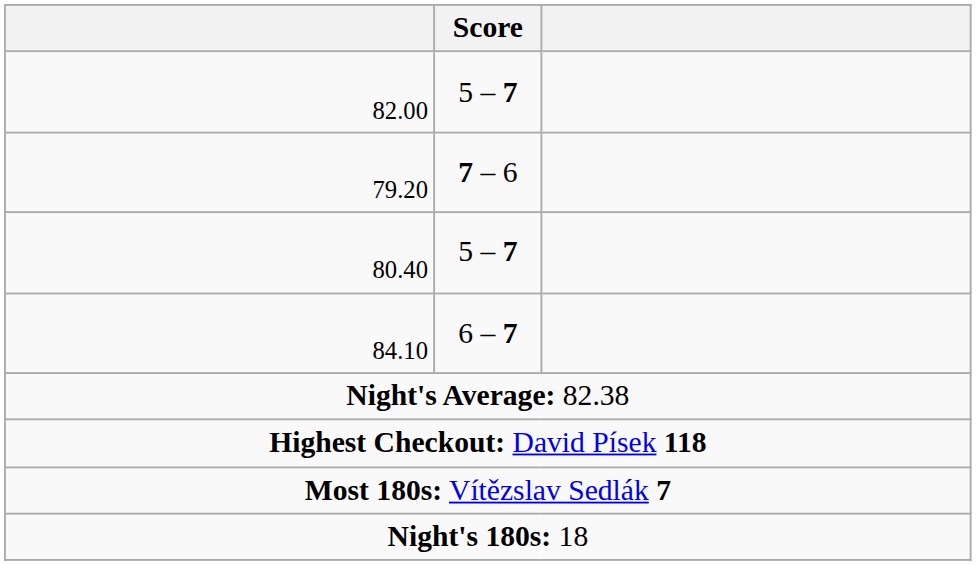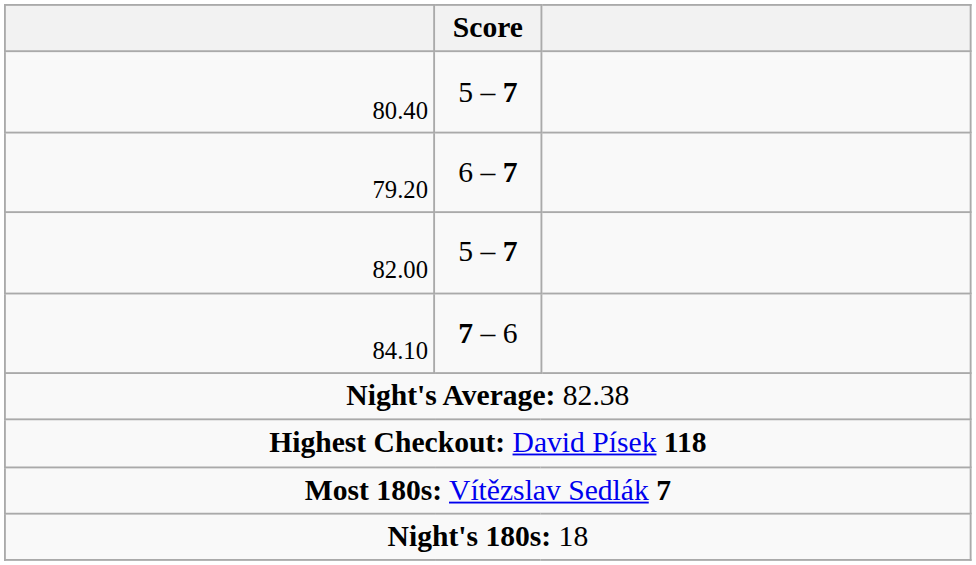rows swapped: (400, 270) <-> (400, 110)
(488, 171) 7 – 6 -> (488, 171) 6 – 7
(488, 332) 6 – 7 -> (488, 332) 7 – 6
